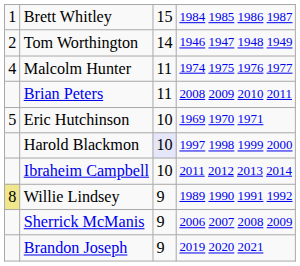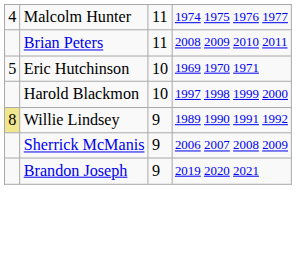- row: (68, 17)
- row: (81, 42)
(164, 145) lavender background -> (160, 94) no background
- row: (86, 171)
